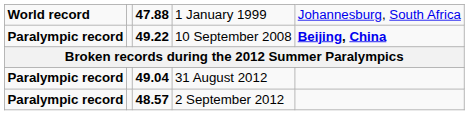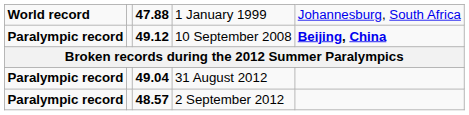(152, 36) 49.22 -> (152, 36) 49.12
